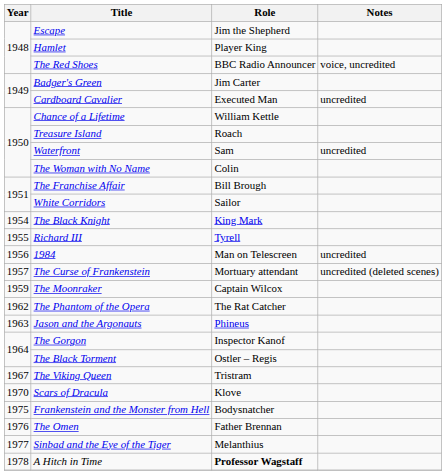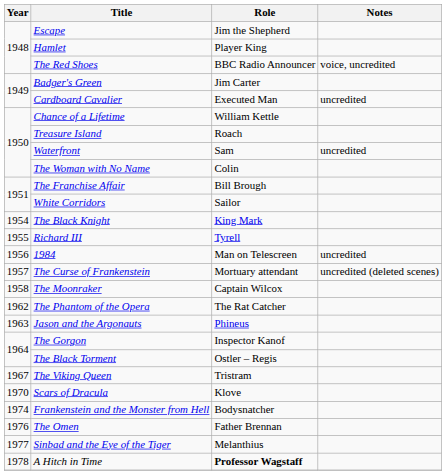(18, 289) 1959 -> (18, 289) 1958
(18, 409) 1975 -> (18, 409) 1974
